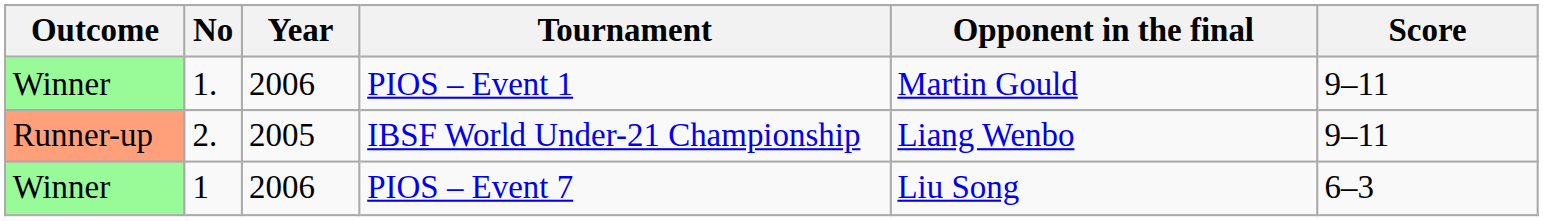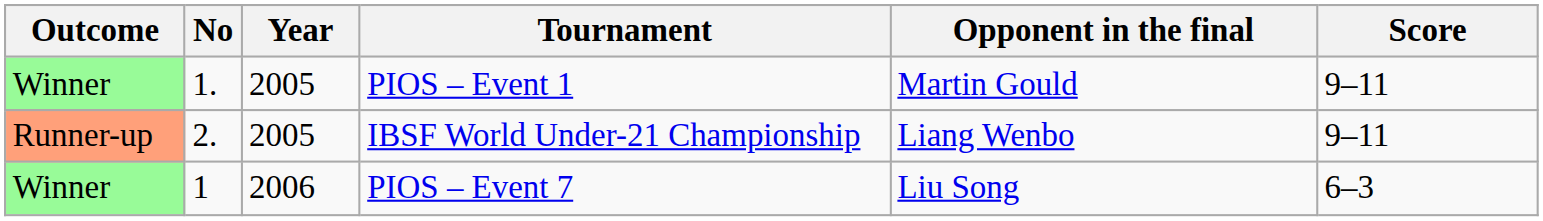(282, 82) 2006 -> (282, 82) 2005
